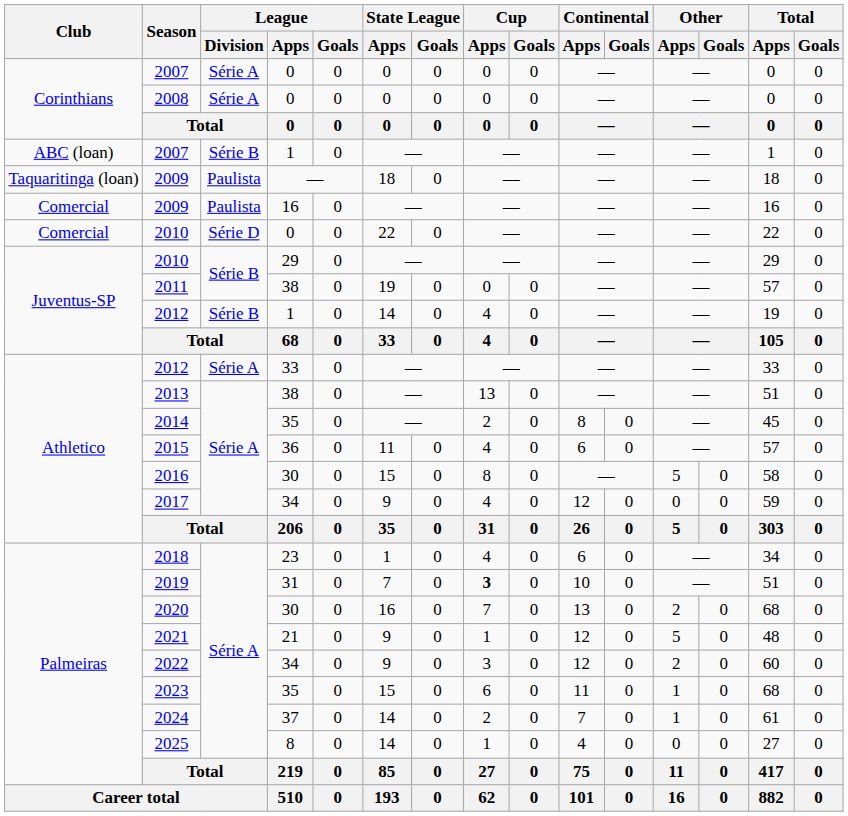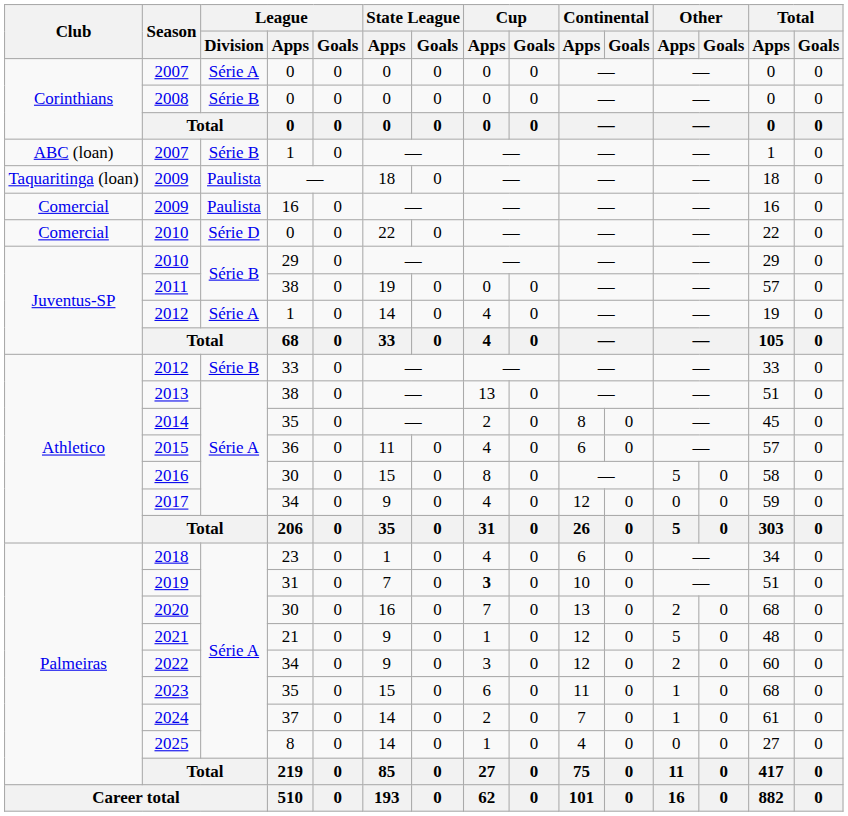(234, 98) Série A -> (234, 98) Série B
(234, 313) Série B -> (234, 313) Série A
(234, 367) Série A -> (234, 367) Série B
